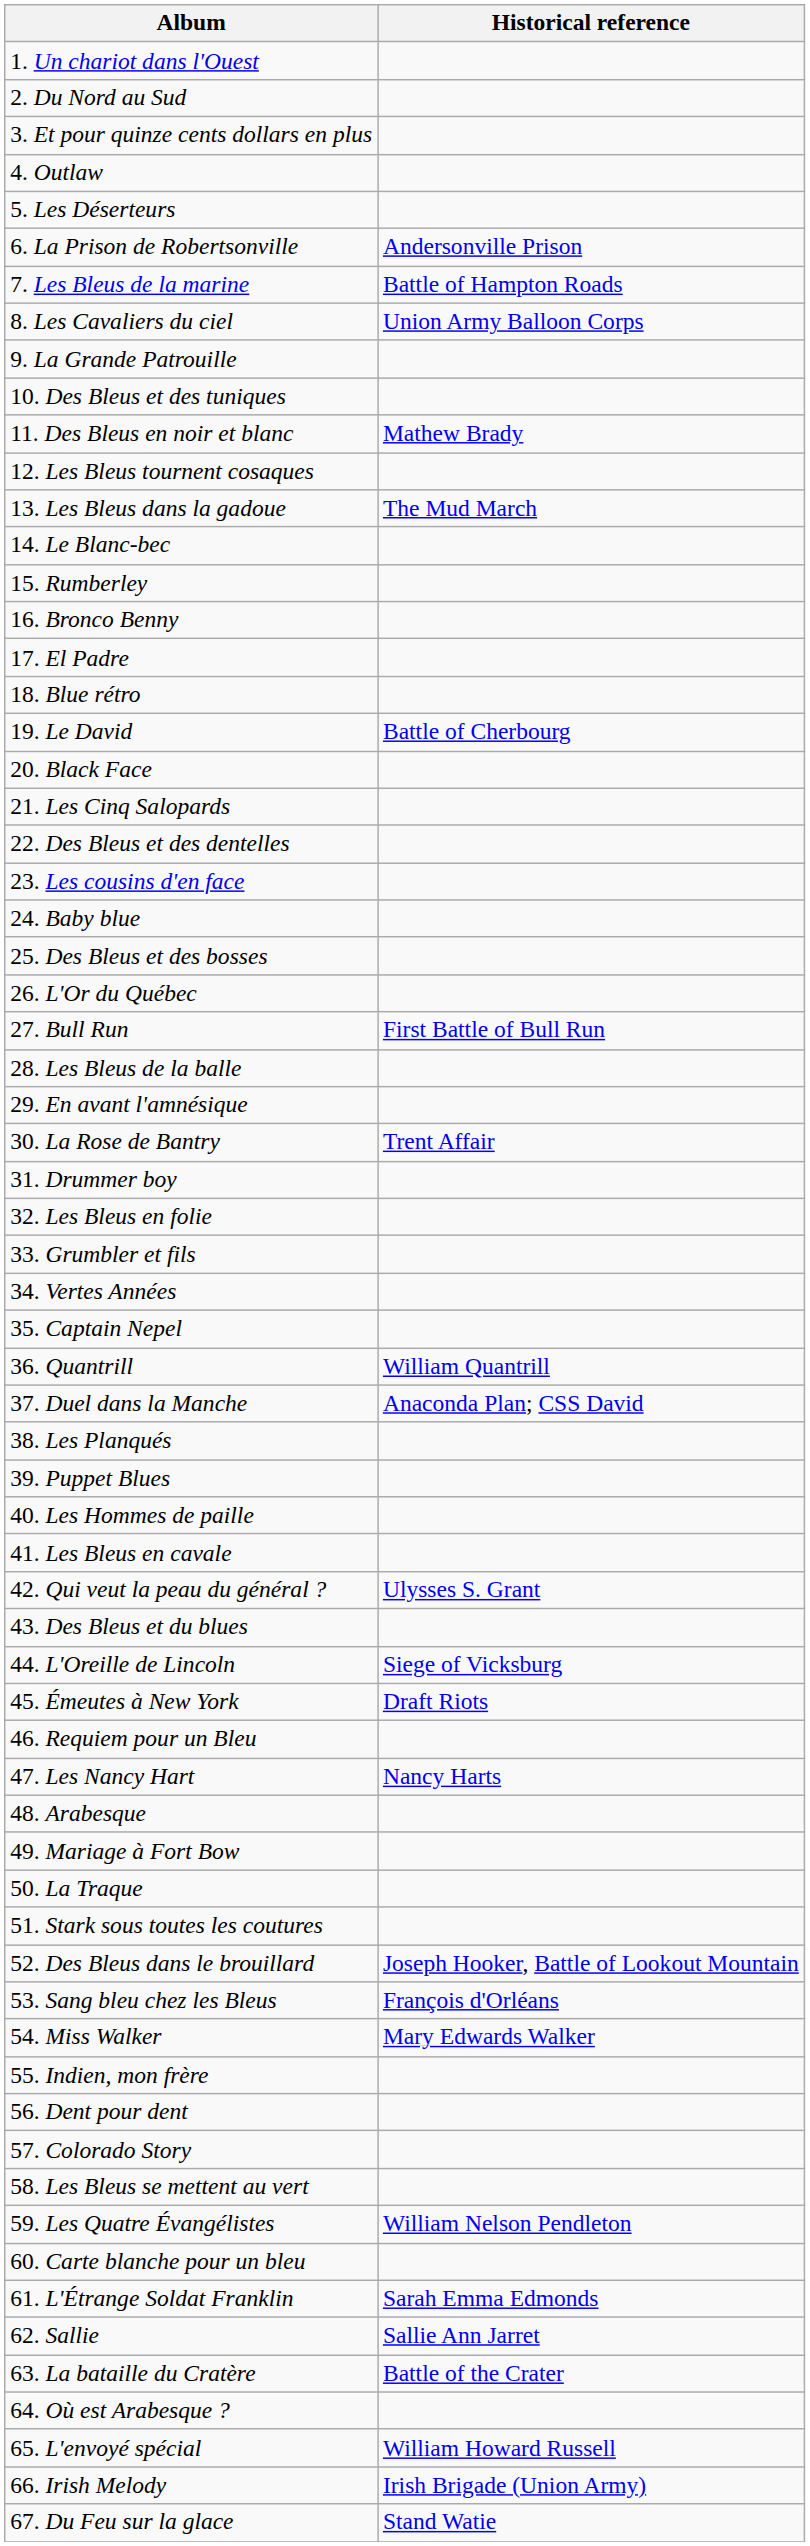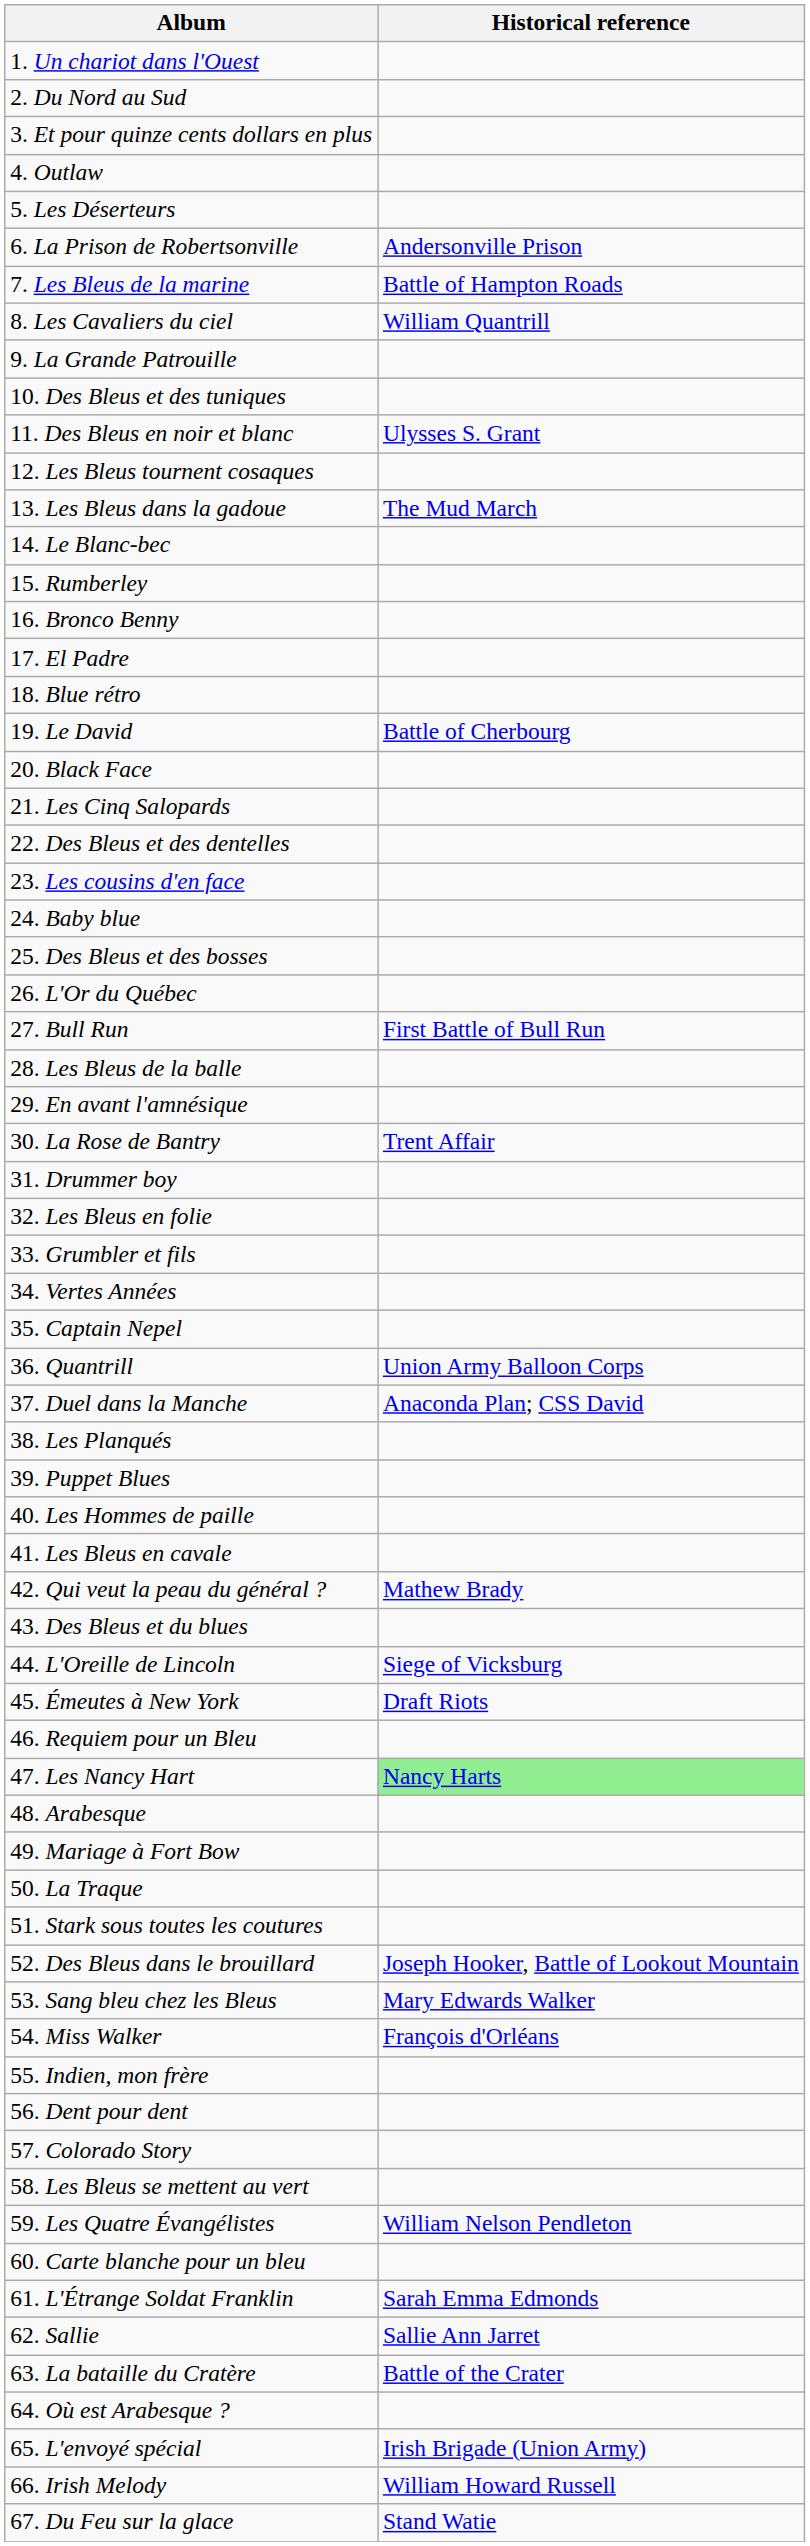(513, 321) Union Army Balloon Corps -> (466, 321) William Quantrill
(453, 433) Mathew Brady -> (462, 433) Ulysses S. Grant
(466, 1365) William Quantrill -> (513, 1365) Union Army Balloon Corps
(462, 1589) Ulysses S. Grant -> (453, 1589) Mathew Brady
(442, 1776) no background -> (442, 1776) lightgreen background
(471, 2000) François d'Orléans -> (489, 2000) Mary Edwards Walker
(489, 2037) Mary Edwards Walker -> (471, 2037) François d'Orléans
(499, 2447) William Howard Russell -> (515, 2447) Irish Brigade (Union Army)
(515, 2485) Irish Brigade (Union Army) -> (499, 2485) William Howard Russell
